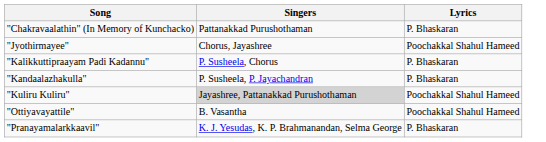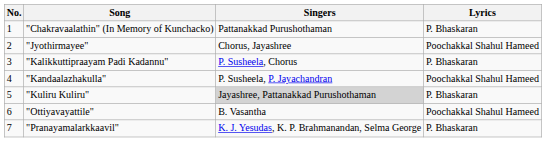+ column: (14, 12)
(432, 79) P. Bhaskaran -> (482, 79) Poochakkal Shahul Hameed
(463, 95) Poochakkal Shahul Hameed -> (452, 95) P. Bhaskaran
